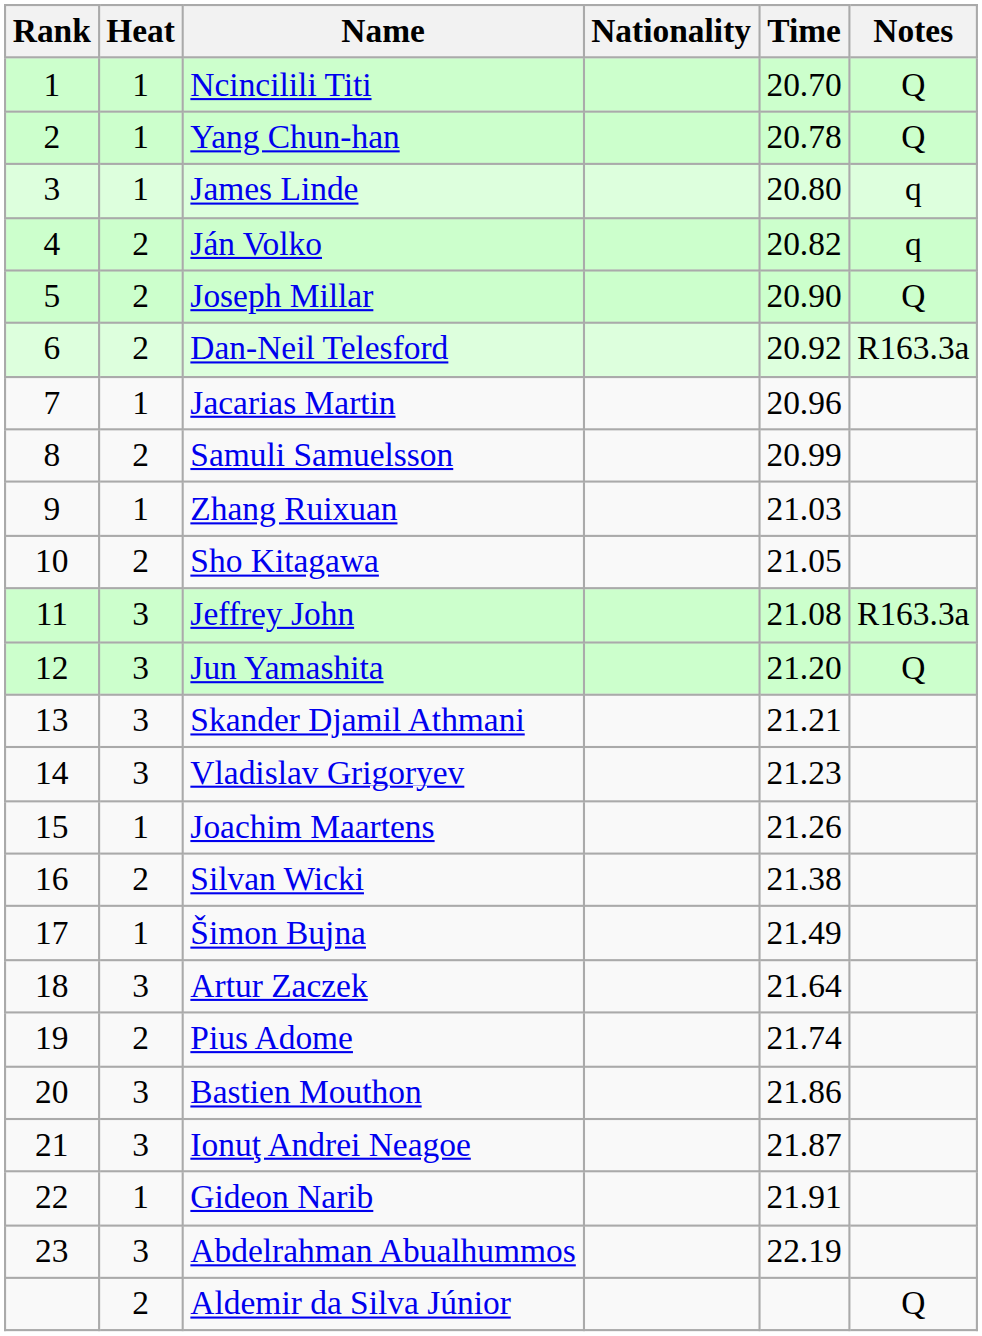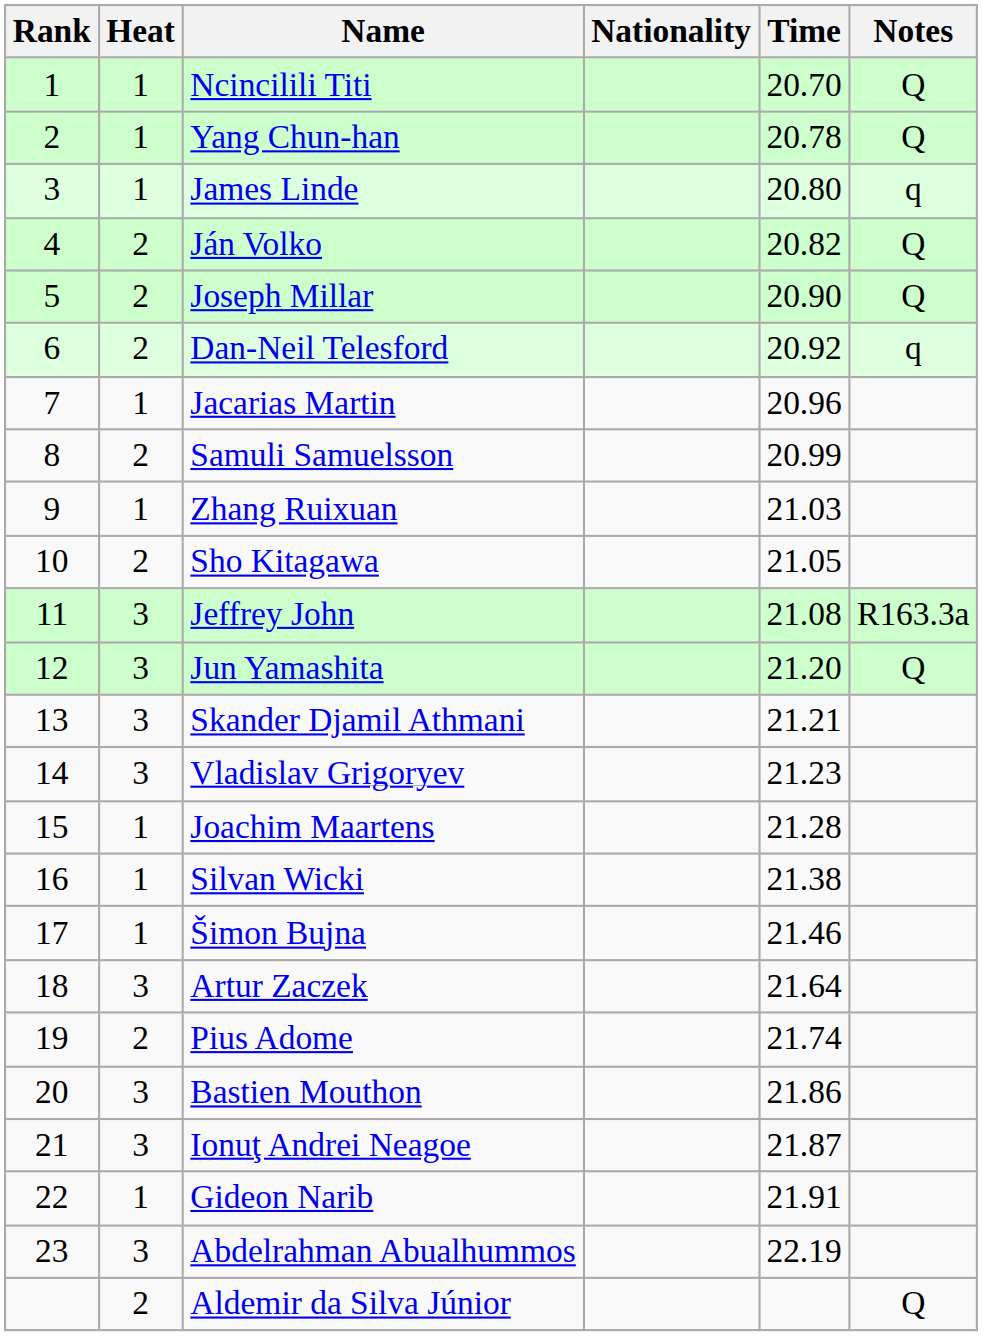(913, 243) q -> (913, 243) Q
(913, 349) R163.3a -> (913, 349) q
(804, 826) 21.26 -> (804, 826) 21.28
(141, 879) 2 -> (141, 879) 1
(804, 932) 21.49 -> (804, 932) 21.46
